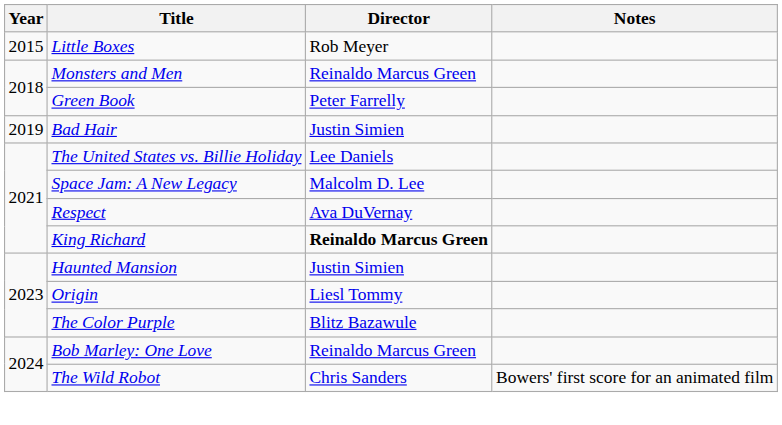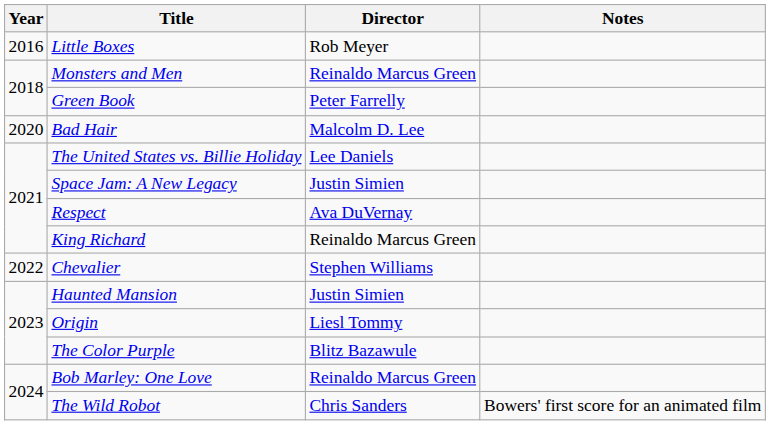(26, 45) 2015 -> (26, 45) 2016
(26, 128) 2019 -> (26, 128) 2020
(357, 128) Justin Simien -> (367, 128) Malcolm D. Lee
(367, 184) Malcolm D. Lee -> (357, 184) Justin Simien
(399, 239) bold -> (393, 239) normal
+ row: (86, 267)
